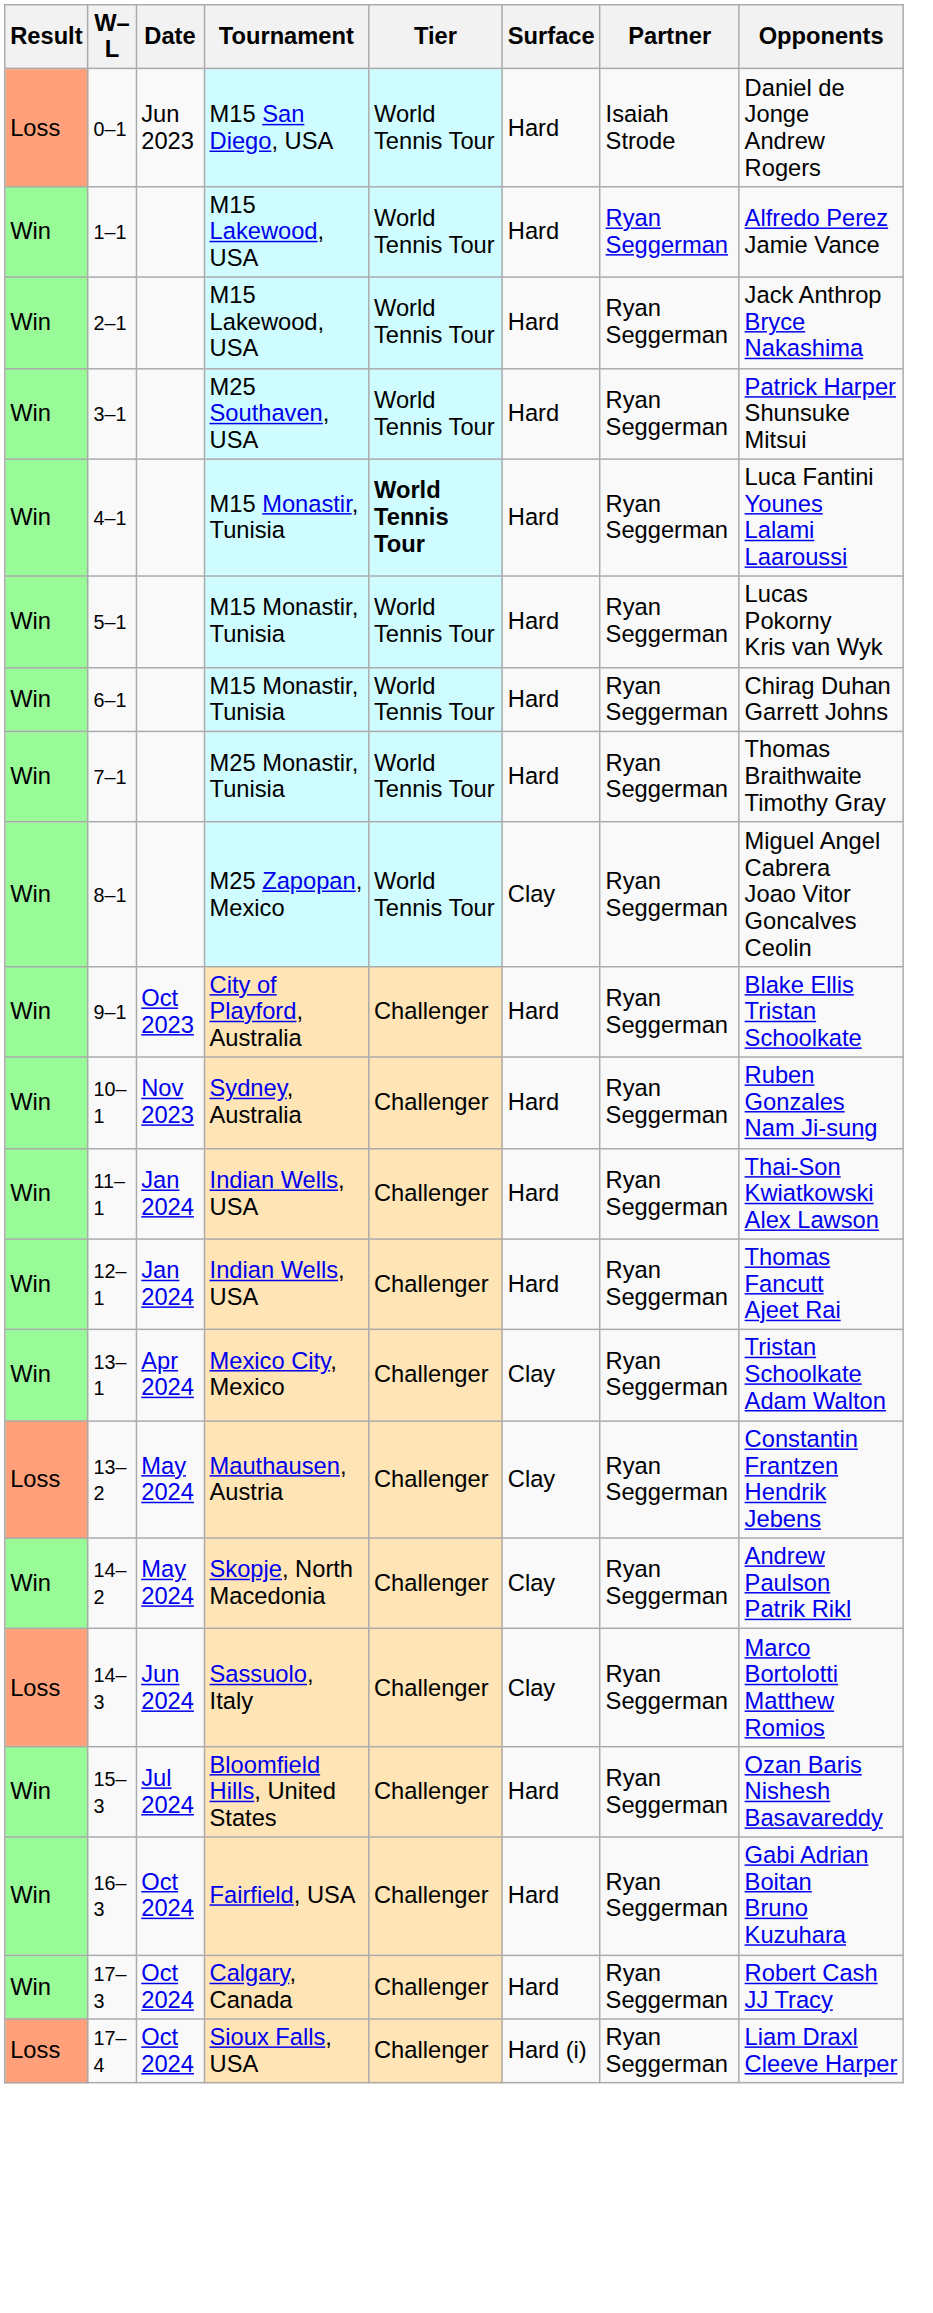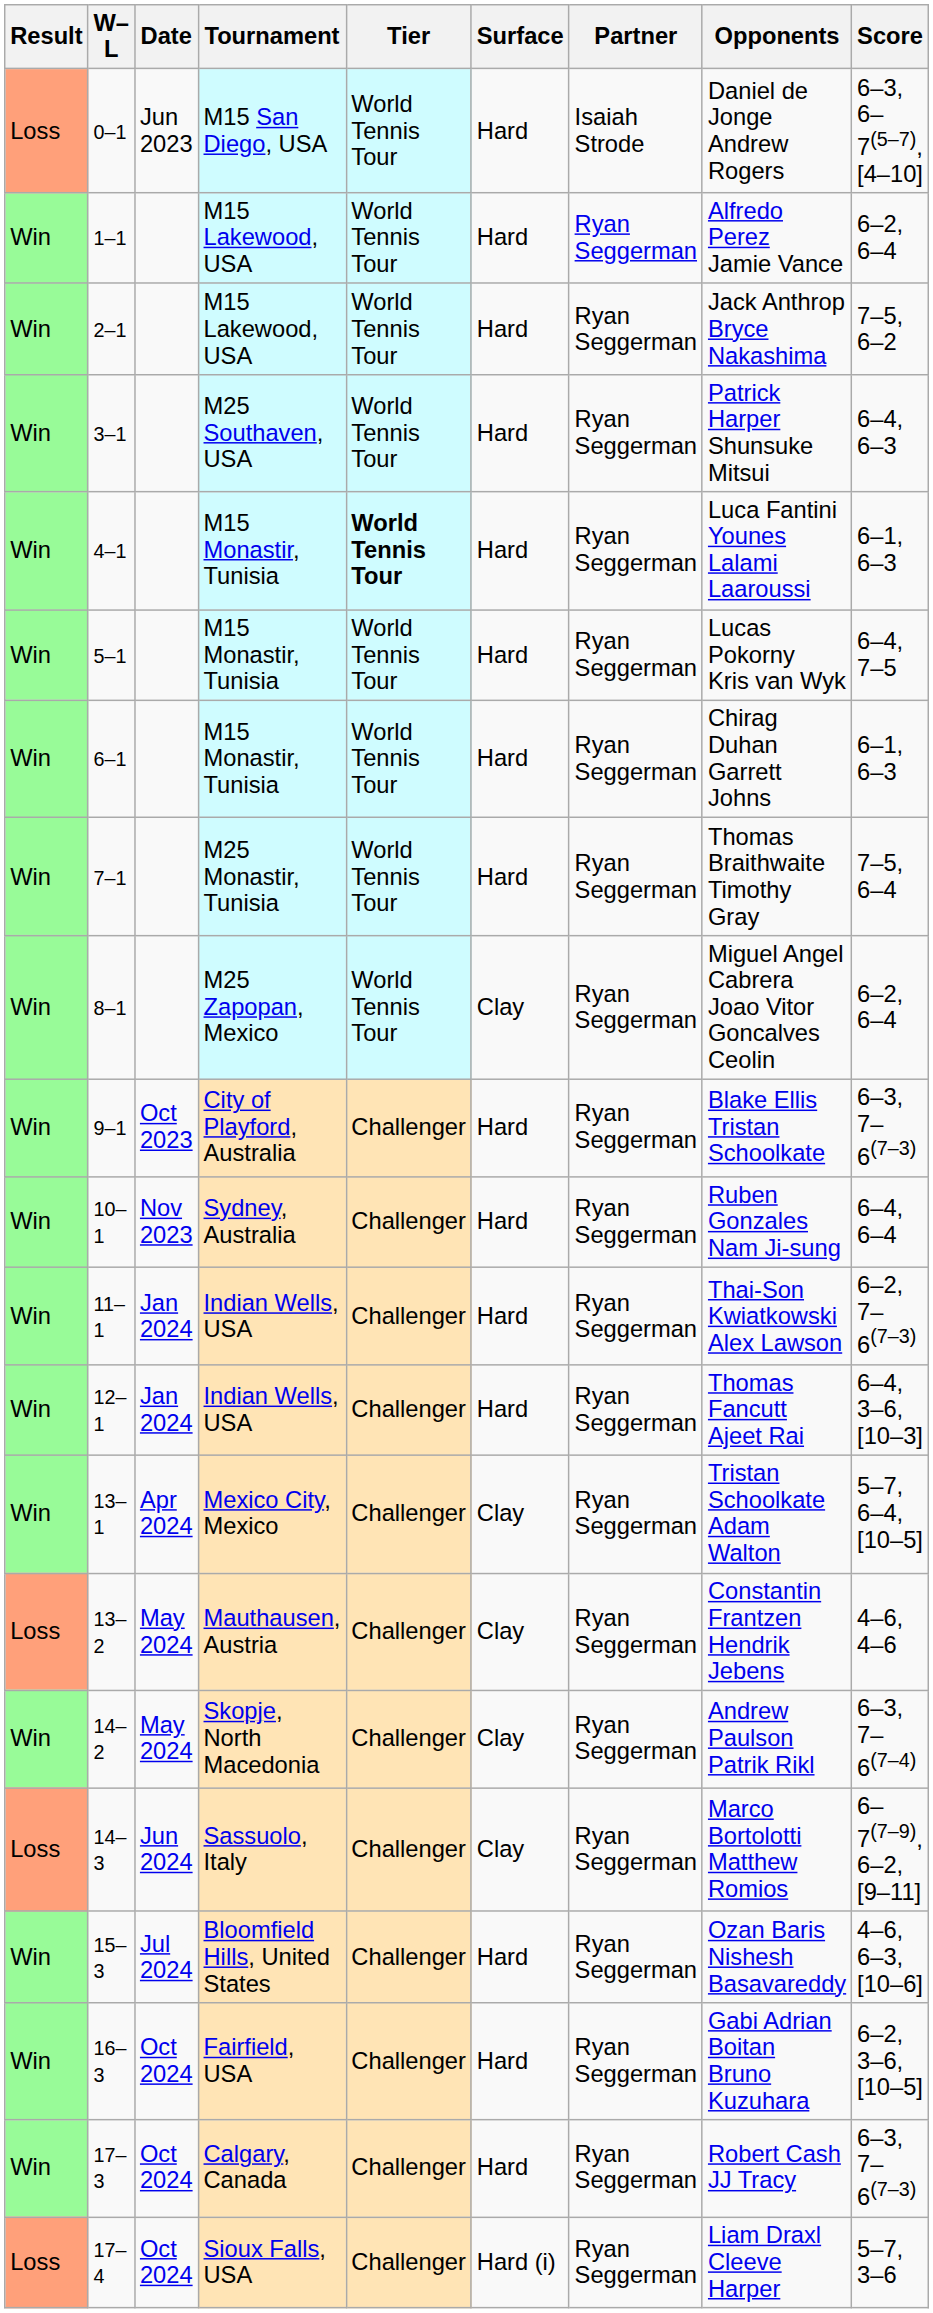+ column: (890, 36)
